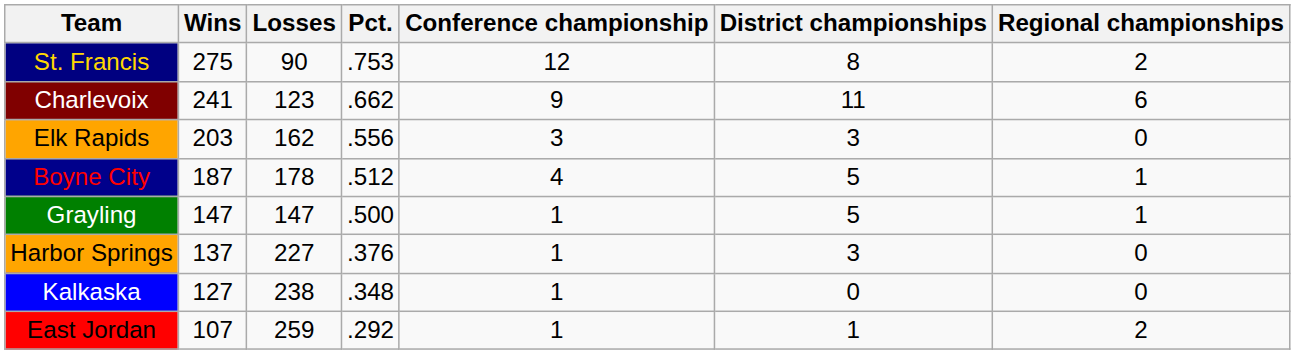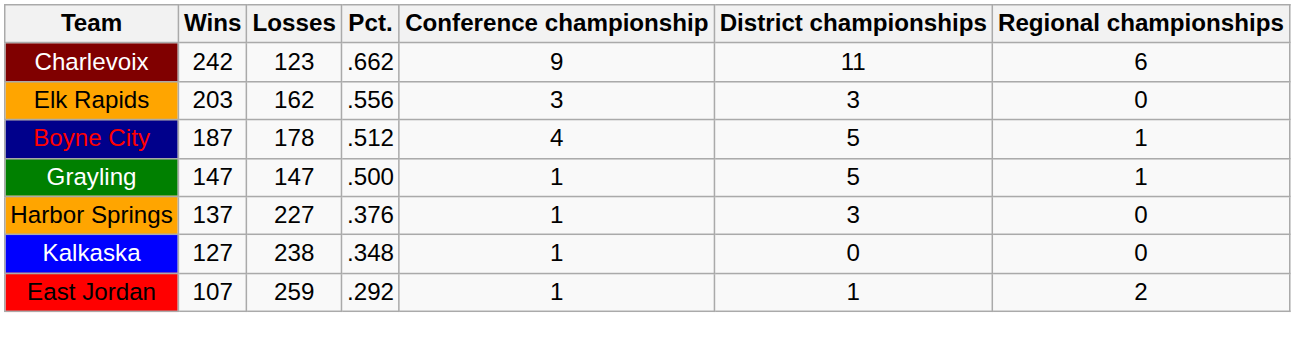- row: (92, 61)
(213, 100) 241 -> (213, 61) 242
